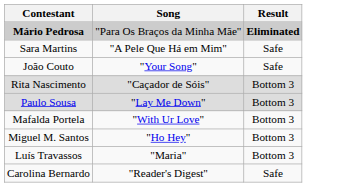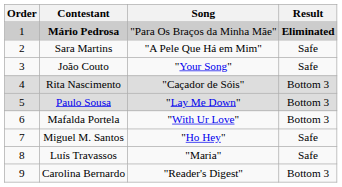+ column: (22, 13)
(273, 137) Bottom 3 -> (308, 137) Safe
(273, 155) Bottom 3 -> (308, 155) Safe
(273, 173) Safe -> (308, 173) Bottom 3
